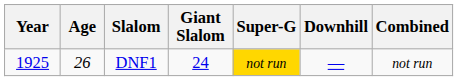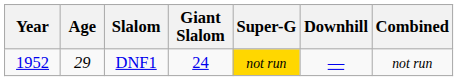(33, 62) 1925 -> (33, 62) 1952
(82, 62) 26 -> (82, 62) 29
